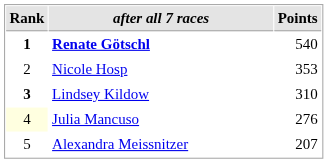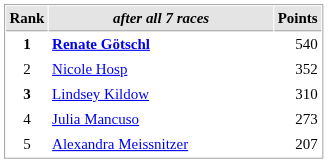(306, 69) 353 -> (306, 69) 352
(27, 119) lightyellow background -> (27, 119) no background
(306, 119) 276 -> (306, 119) 273
